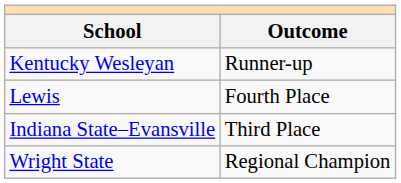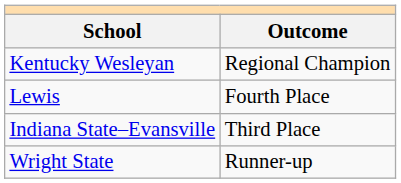(269, 63) Runner-up -> (308, 63) Regional Champion
(308, 161) Regional Champion -> (269, 161) Runner-up
